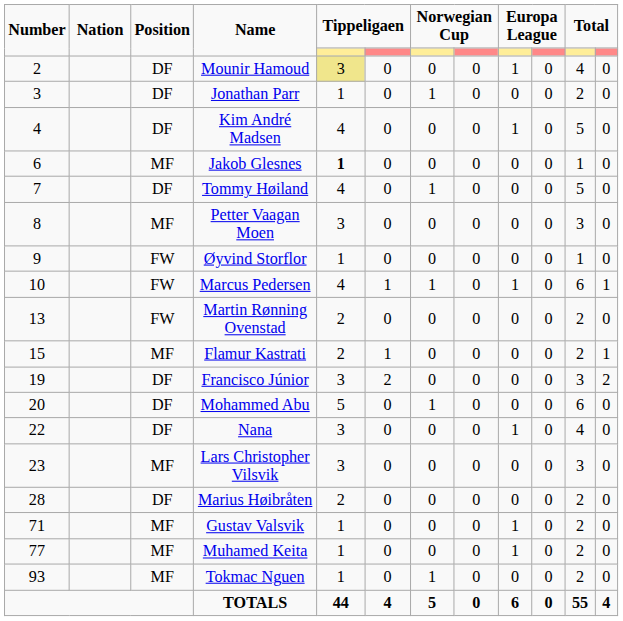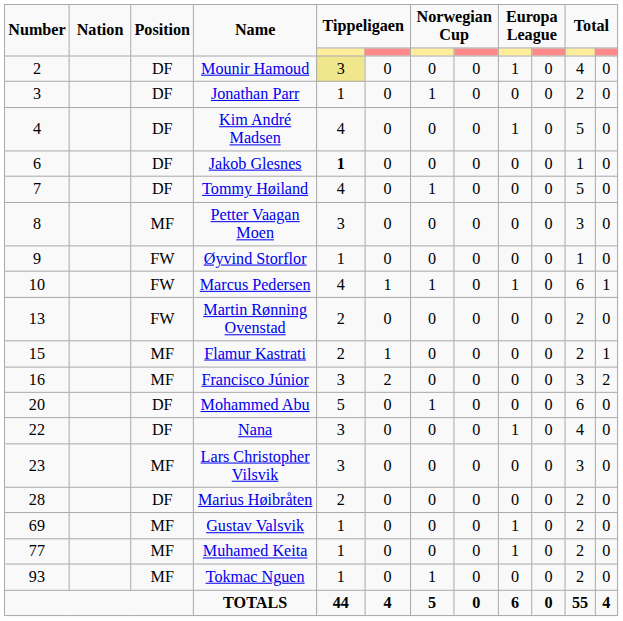(162, 163) MF -> (162, 163) DF
(37, 379) 19 -> (37, 379) 16
(162, 379) DF -> (162, 379) MF
(37, 525) 71 -> (37, 525) 69
